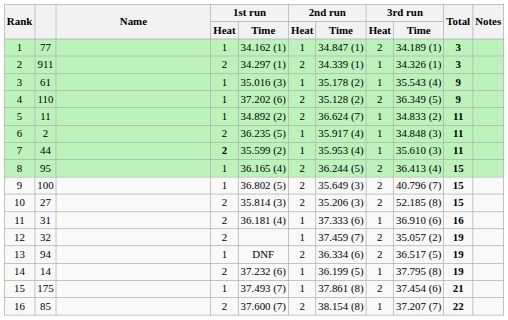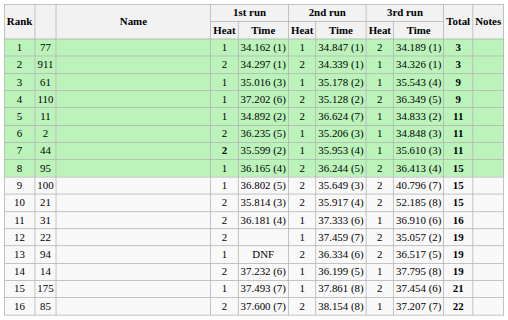(341, 133) 35.917 (4) -> (341, 133) 35.206 (3)
(45, 202) 27 -> (45, 202) 21
(341, 202) 35.206 (3) -> (341, 202) 35.917 (4)
(45, 237) 32 -> (45, 237) 22
